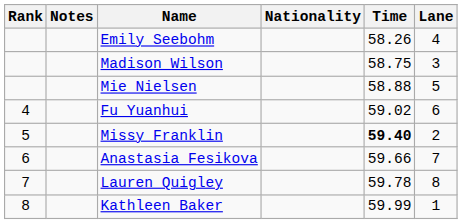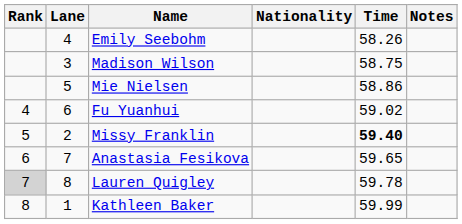columns swapped: (436, 16) <-> (72, 16)
(390, 88) 58.88 -> (381, 88) 58.86
(390, 159) 59.66 -> (381, 159) 59.65
(26, 183) no background -> (26, 183) lightgrey background
